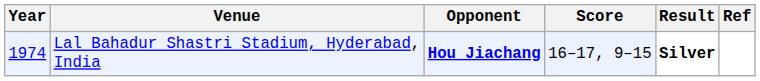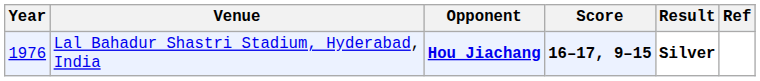(27, 53) 1974 -> (27, 53) 1976
(600, 53) normal -> (600, 53) bold
